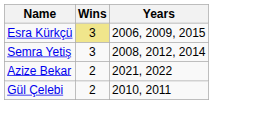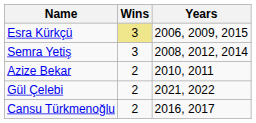(142, 71) 2021, 2022 -> (184, 71) 2010, 2011
(142, 90) 2010, 2011 -> (185, 90) 2021, 2022
+ row: (61, 109)
